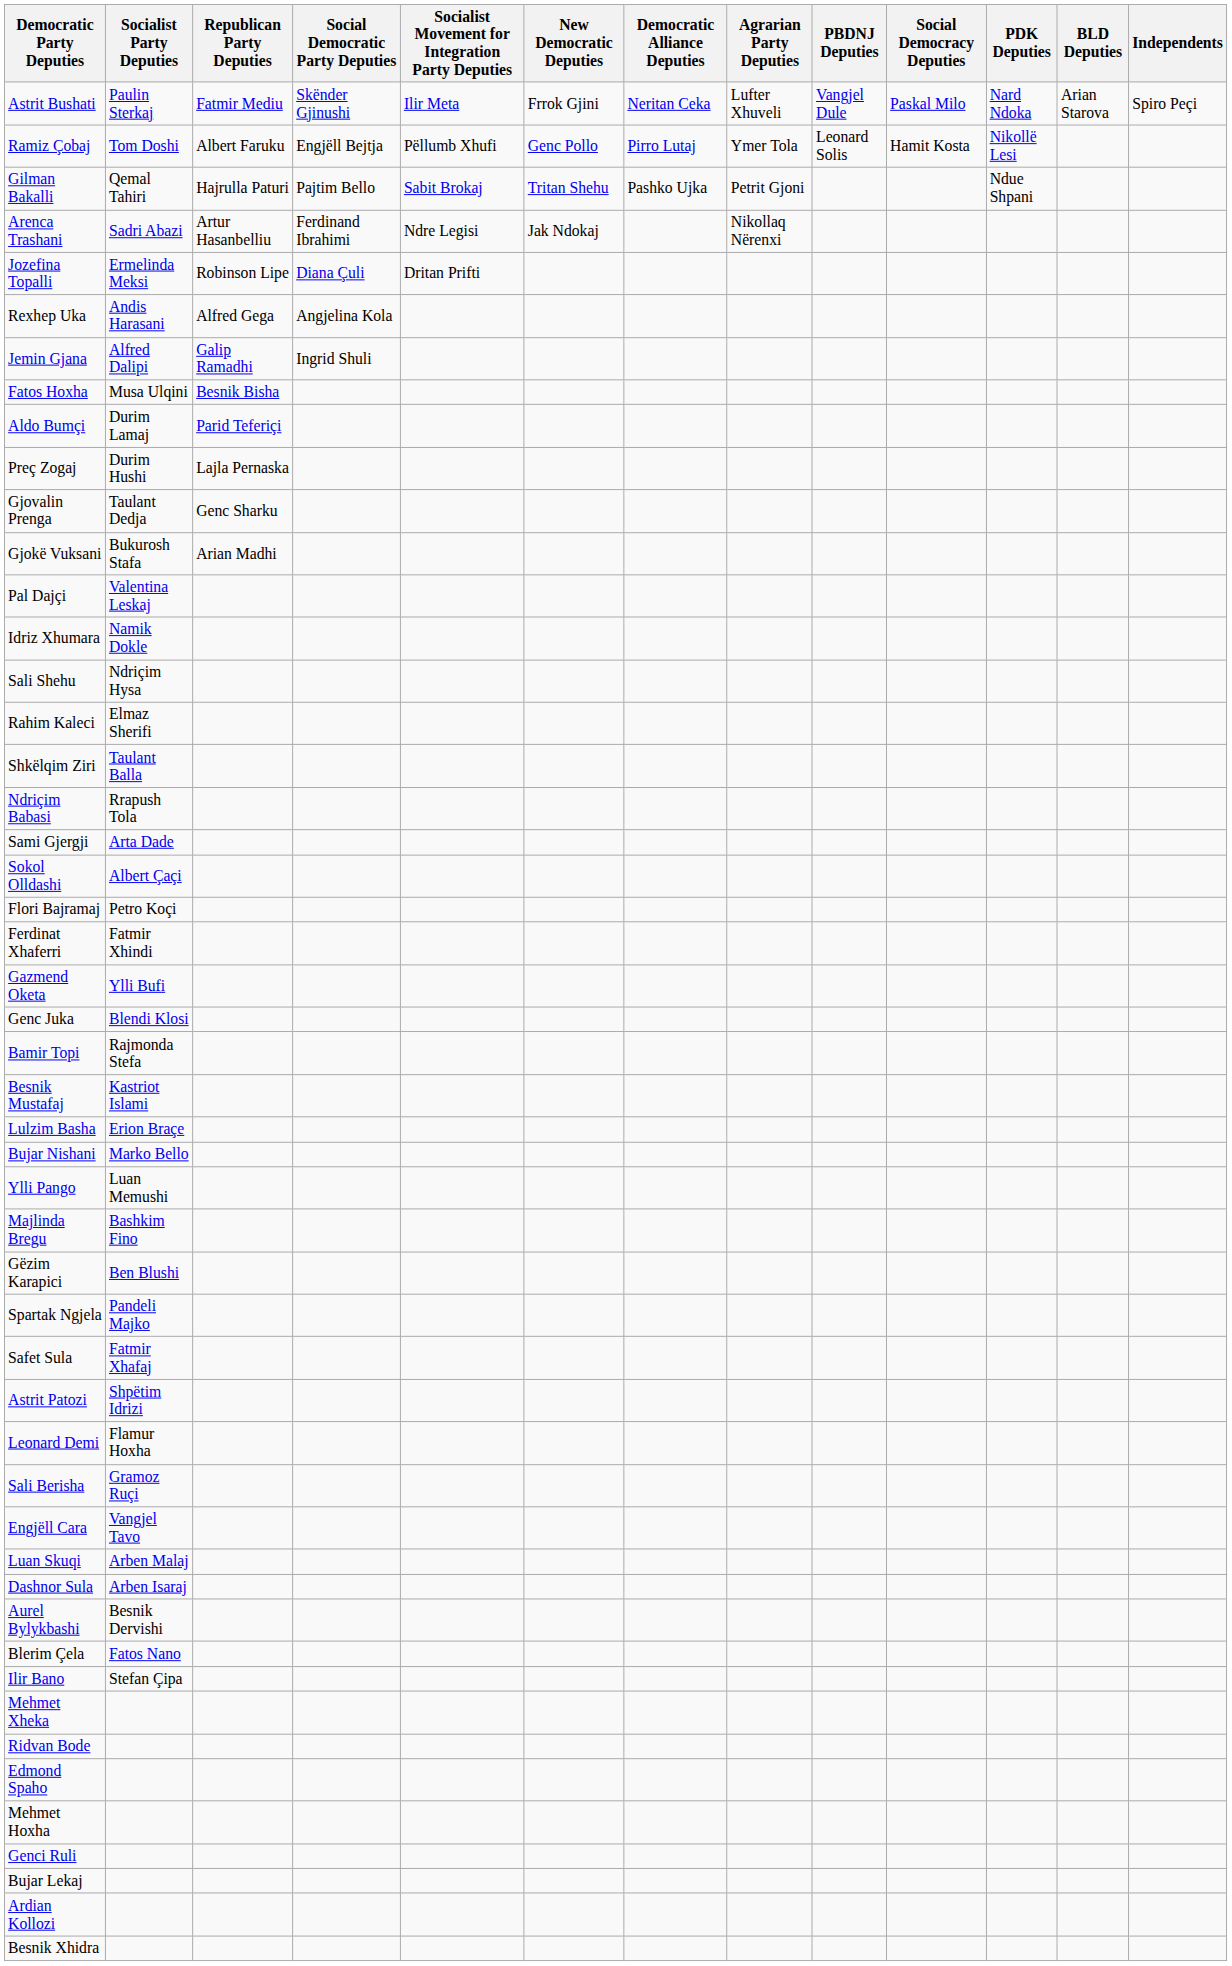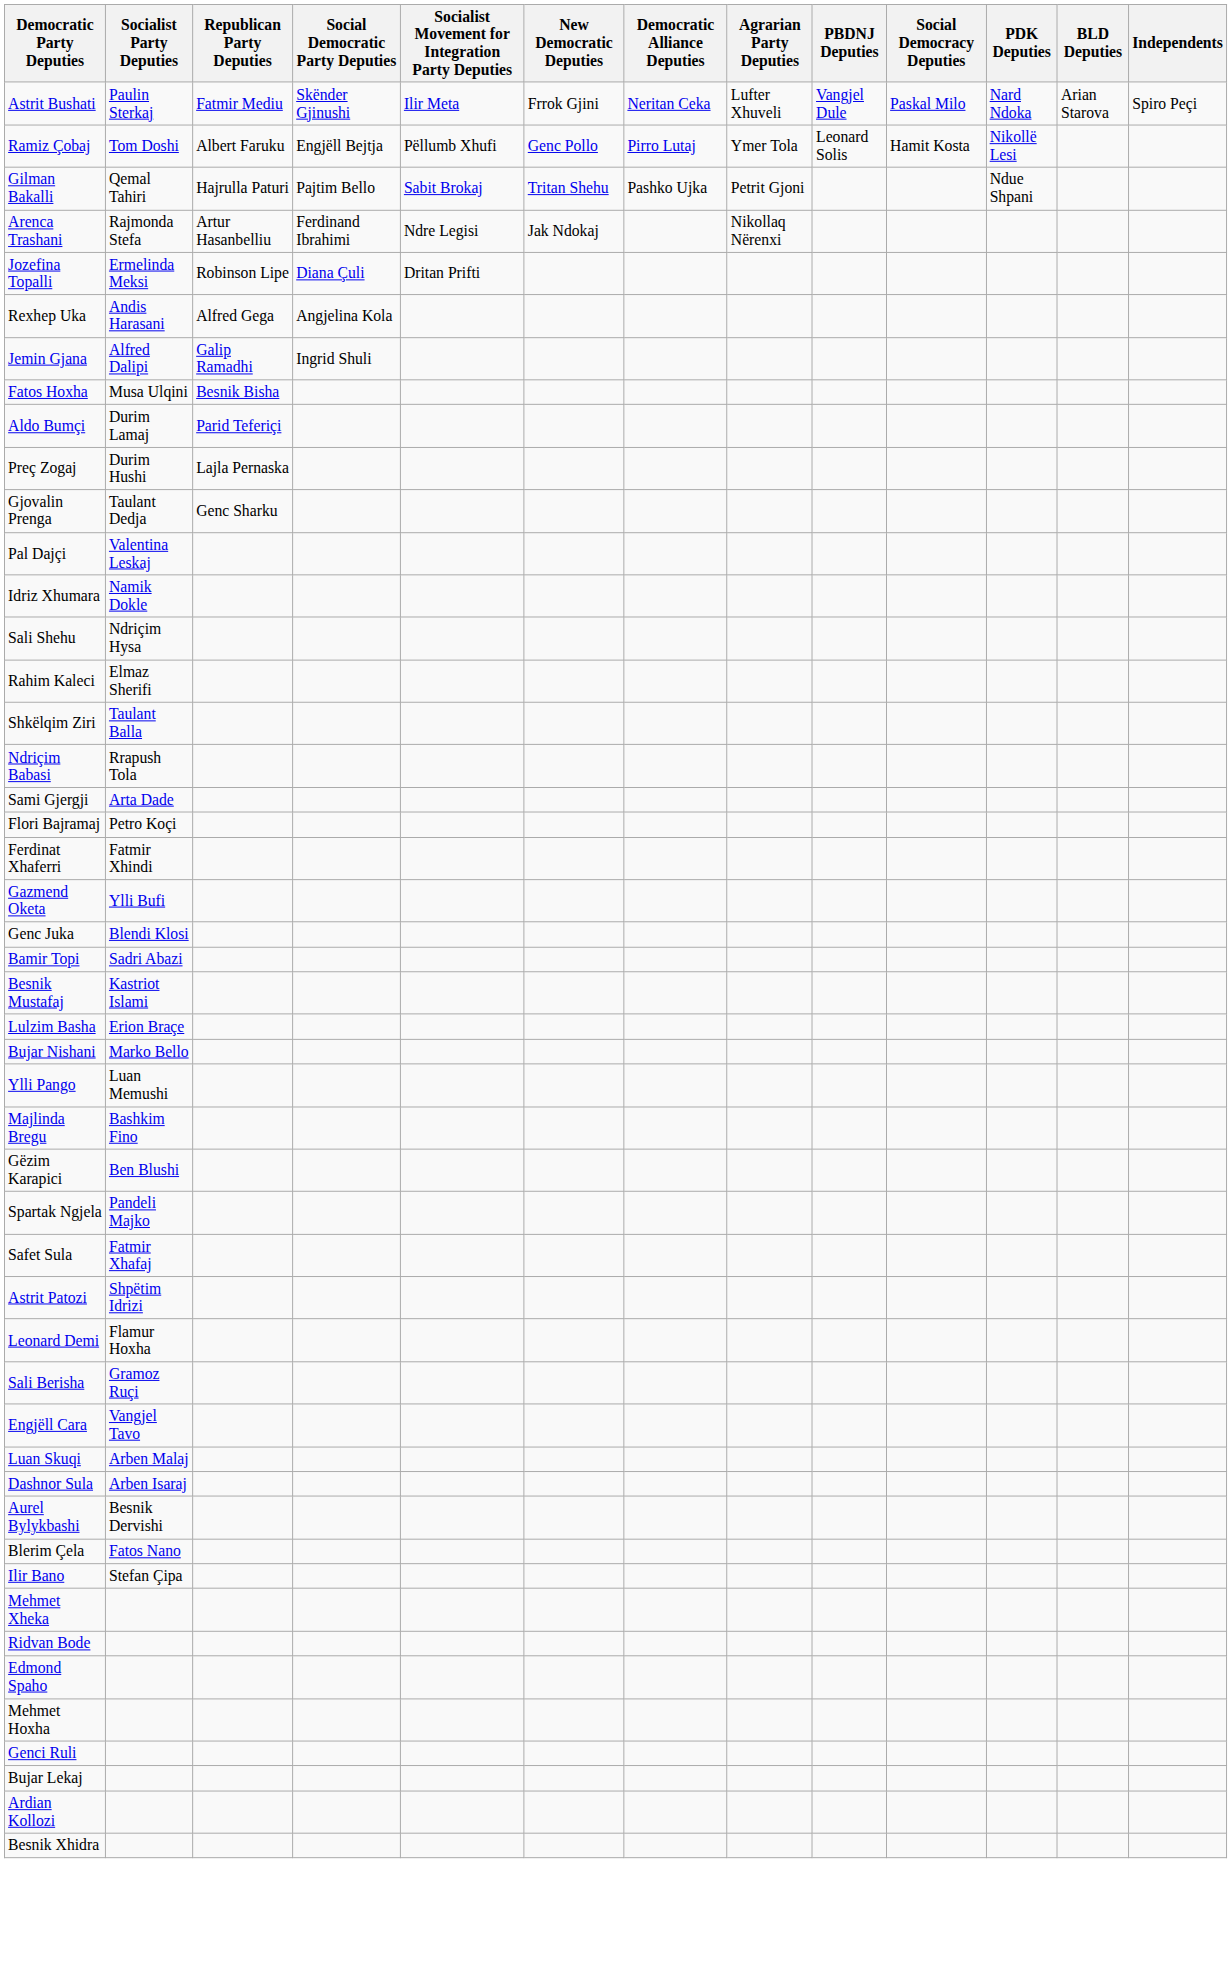(146, 231) Sadri Abazi -> (141, 231) Rajmonda Stefa
- row: (55, 553)
- row: (35, 875)
(141, 1053) Rajmonda Stefa -> (146, 959) Sadri Abazi
